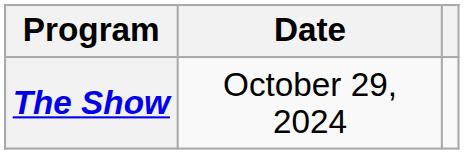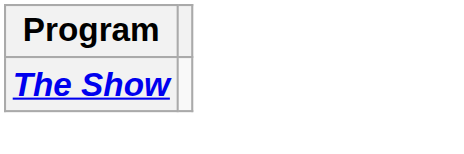- column: (310, 30)
